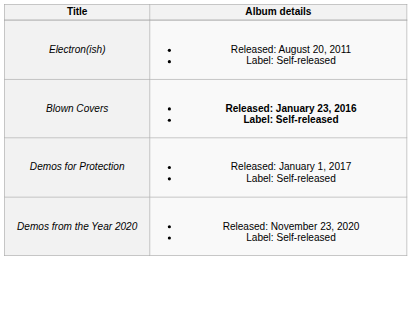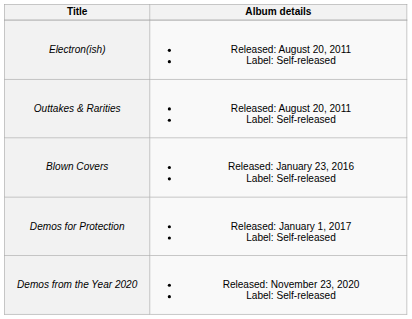+ row: (77, 108)
(278, 114) bold -> (278, 173) normal
